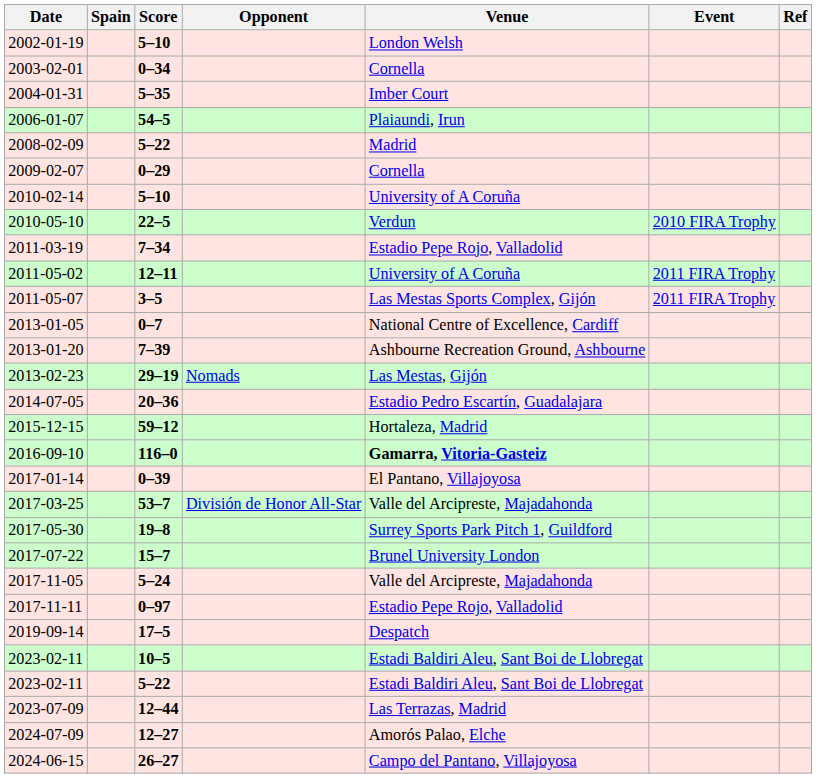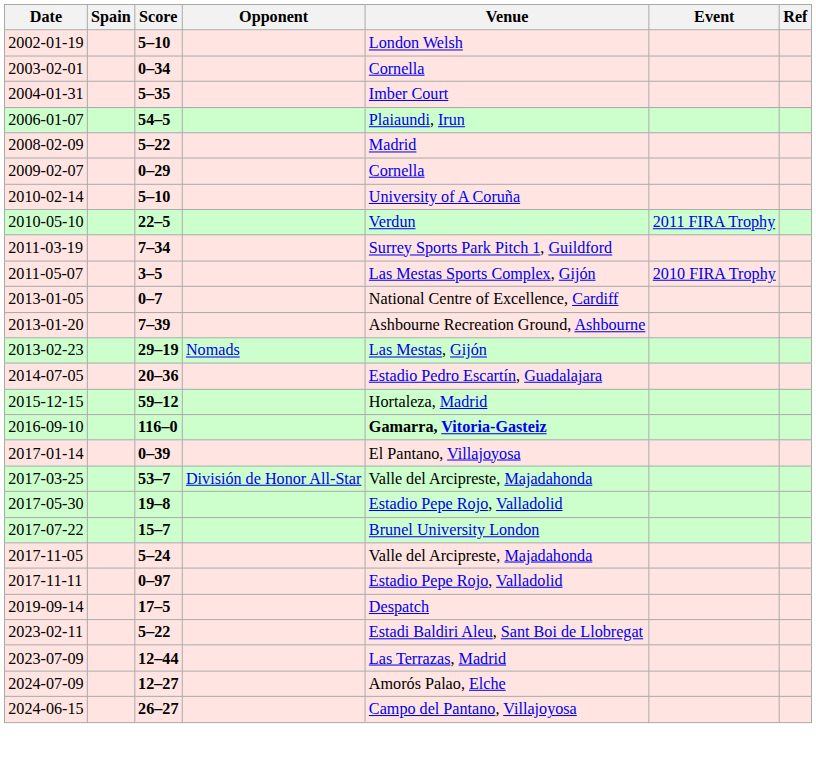(714, 222) 2010 FIRA Trophy -> (714, 222) 2011 FIRA Trophy
(466, 247) Estadio Pepe Rojo, Valladolid -> (491, 247) Surrey Sports Park Pitch 1, Guildford
- row: (46, 273)
(714, 299) 2011 FIRA Trophy -> (714, 273) 2010 FIRA Trophy
(491, 529) Surrey Sports Park Pitch 1, Guildford -> (466, 504) Estadio Pepe Rojo, Valladolid
- row: (46, 658)
